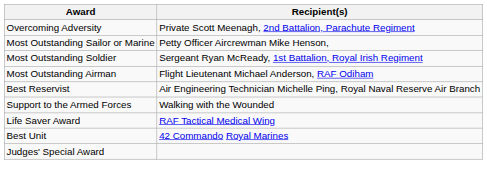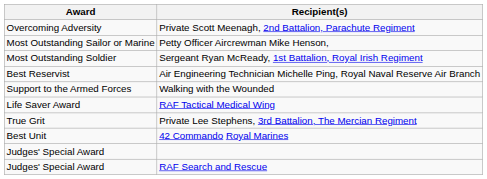- row: (266, 74)
+ row: (288, 120)
+ row: (213, 167)
